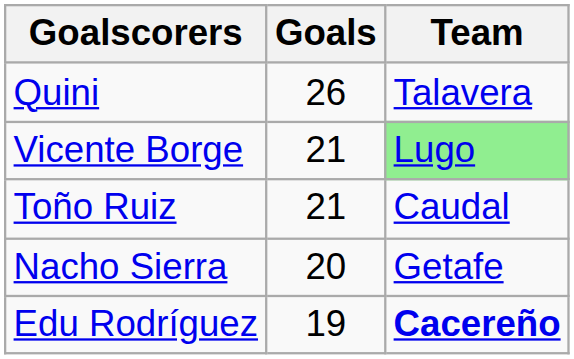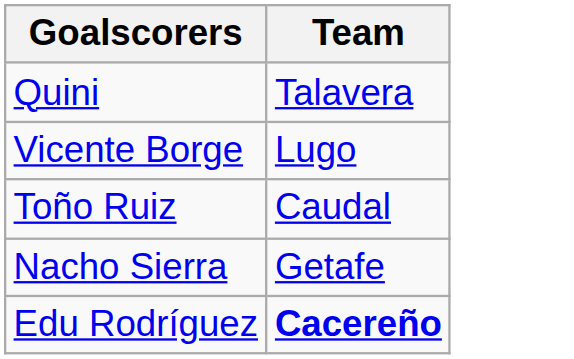- column: (326, 33)
(434, 149) lightgreen background -> (316, 149) no background
